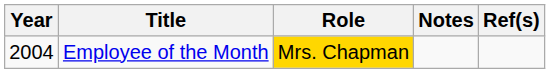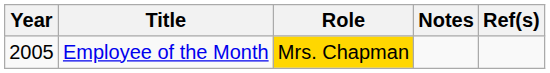(31, 52) 2004 -> (31, 52) 2005
